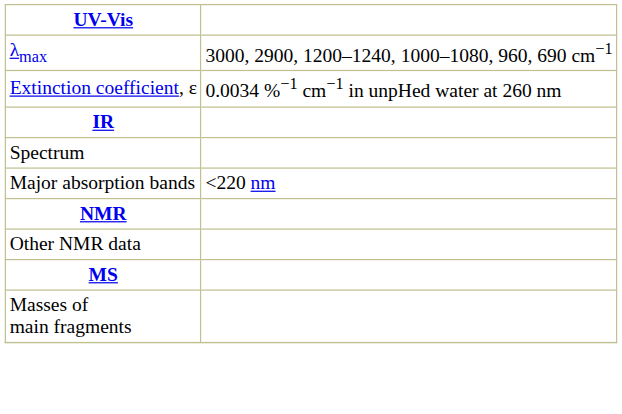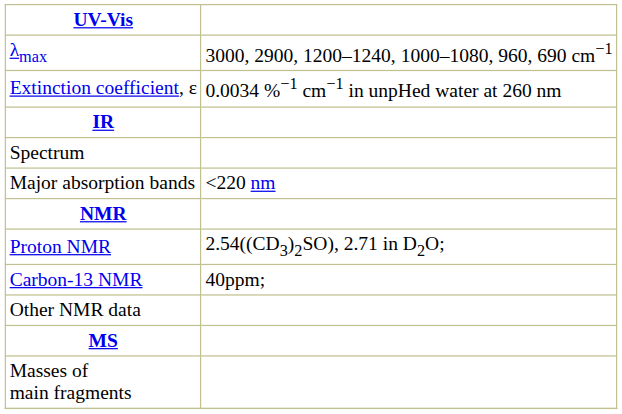+ row: (60, 246)
+ row: (76, 279)
